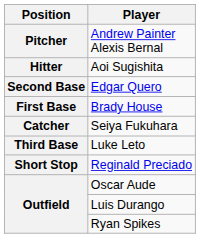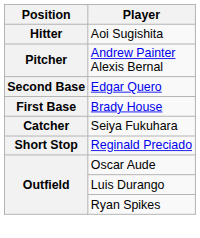rows swapped: (133, 41) <-> (127, 67)
- row: (118, 146)
